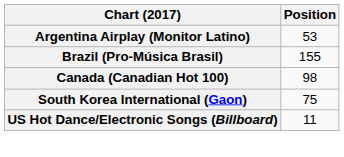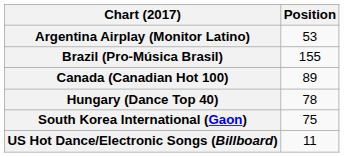(310, 78) 98 -> (310, 78) 89
+ row: (143, 99)
